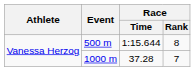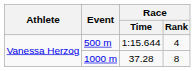(177, 43) 8 -> (177, 43) 4
(177, 59) 7 -> (177, 59) 8
